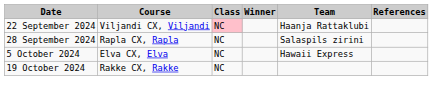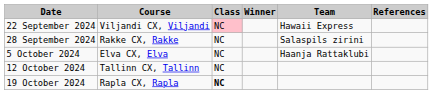(325, 26) Haanja Rattaklubi -> (317, 26) Hawaii Express
(139, 40) Rapla CX, Rapla -> (139, 40) Rakke CX, Rakke
(317, 54) Hawaii Express -> (325, 54) Haanja Rattaklubi
+ row: (46, 68)
(139, 68) Rakke CX, Rakke -> (139, 82) Rapla CX, Rapla
(219, 68) normal -> (219, 82) bold
